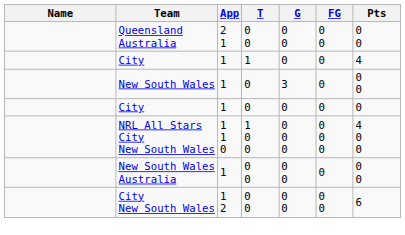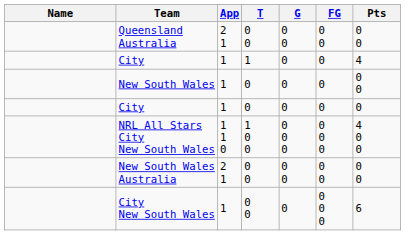(285, 84) 3 -> (285, 84) 0
(223, 173) 1 -> (223, 173) 2 1
(322, 173) 0 -> (322, 173) 0 0
(223, 202) 1 2 -> (223, 209) 1
(285, 202) 0 0 -> (285, 209) 0
(322, 202) 0 0 -> (322, 209) 0 0 0
